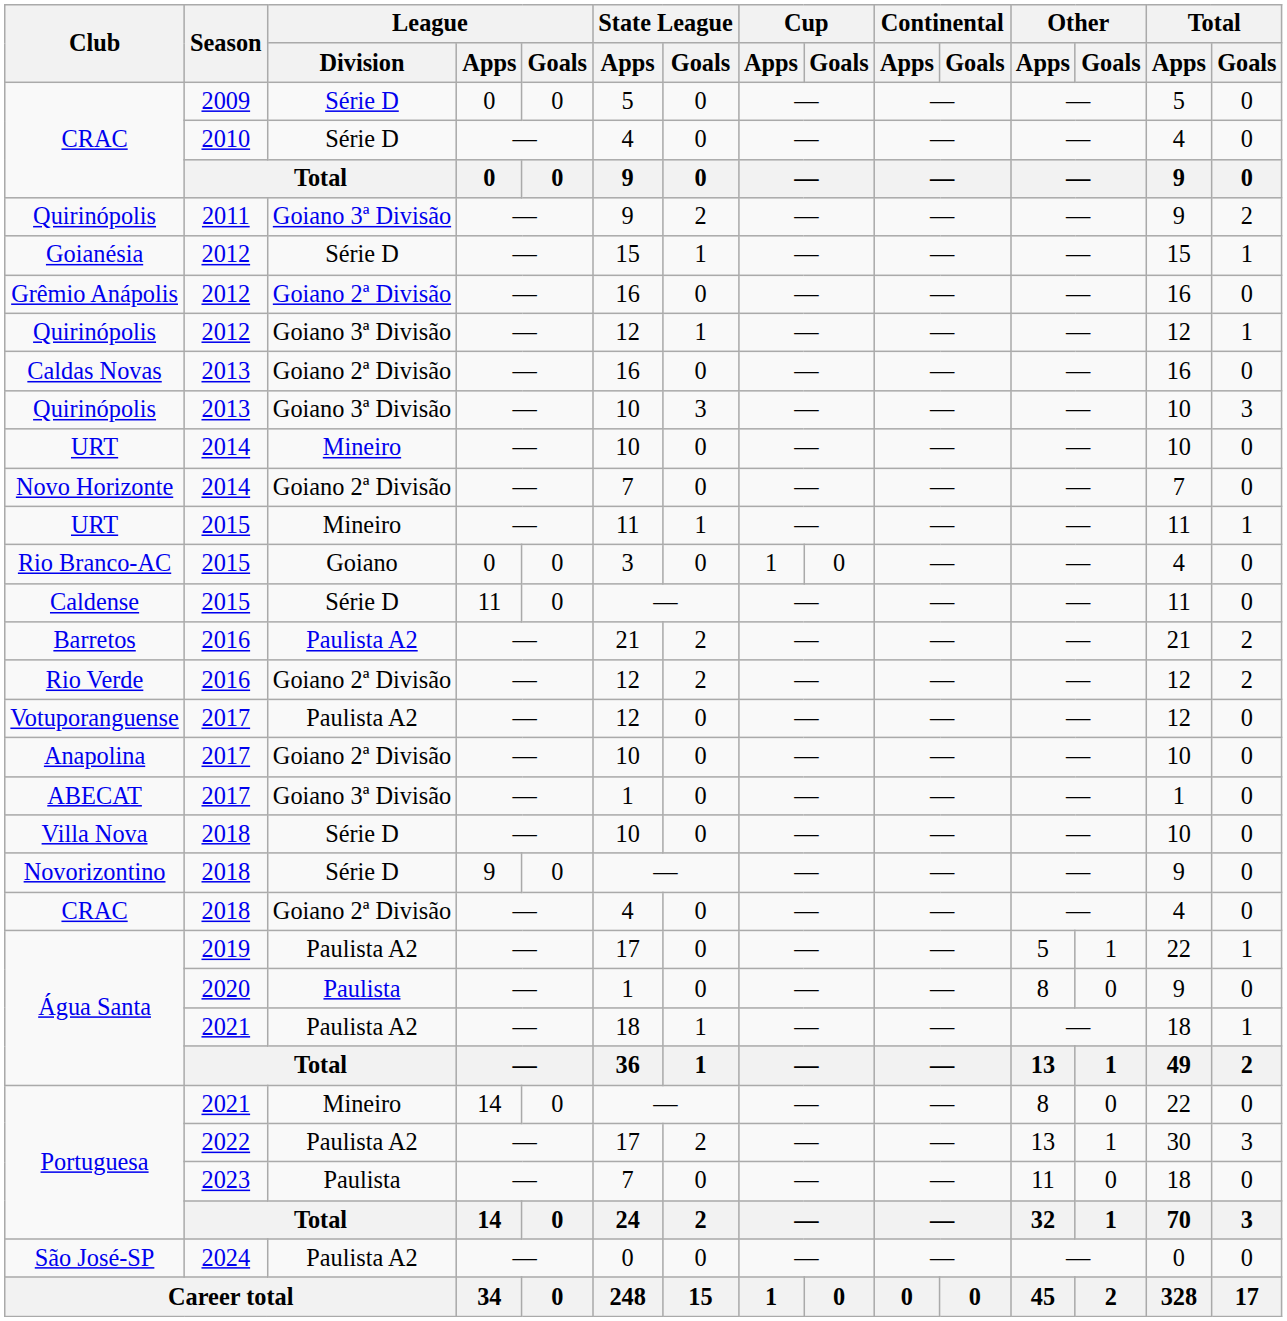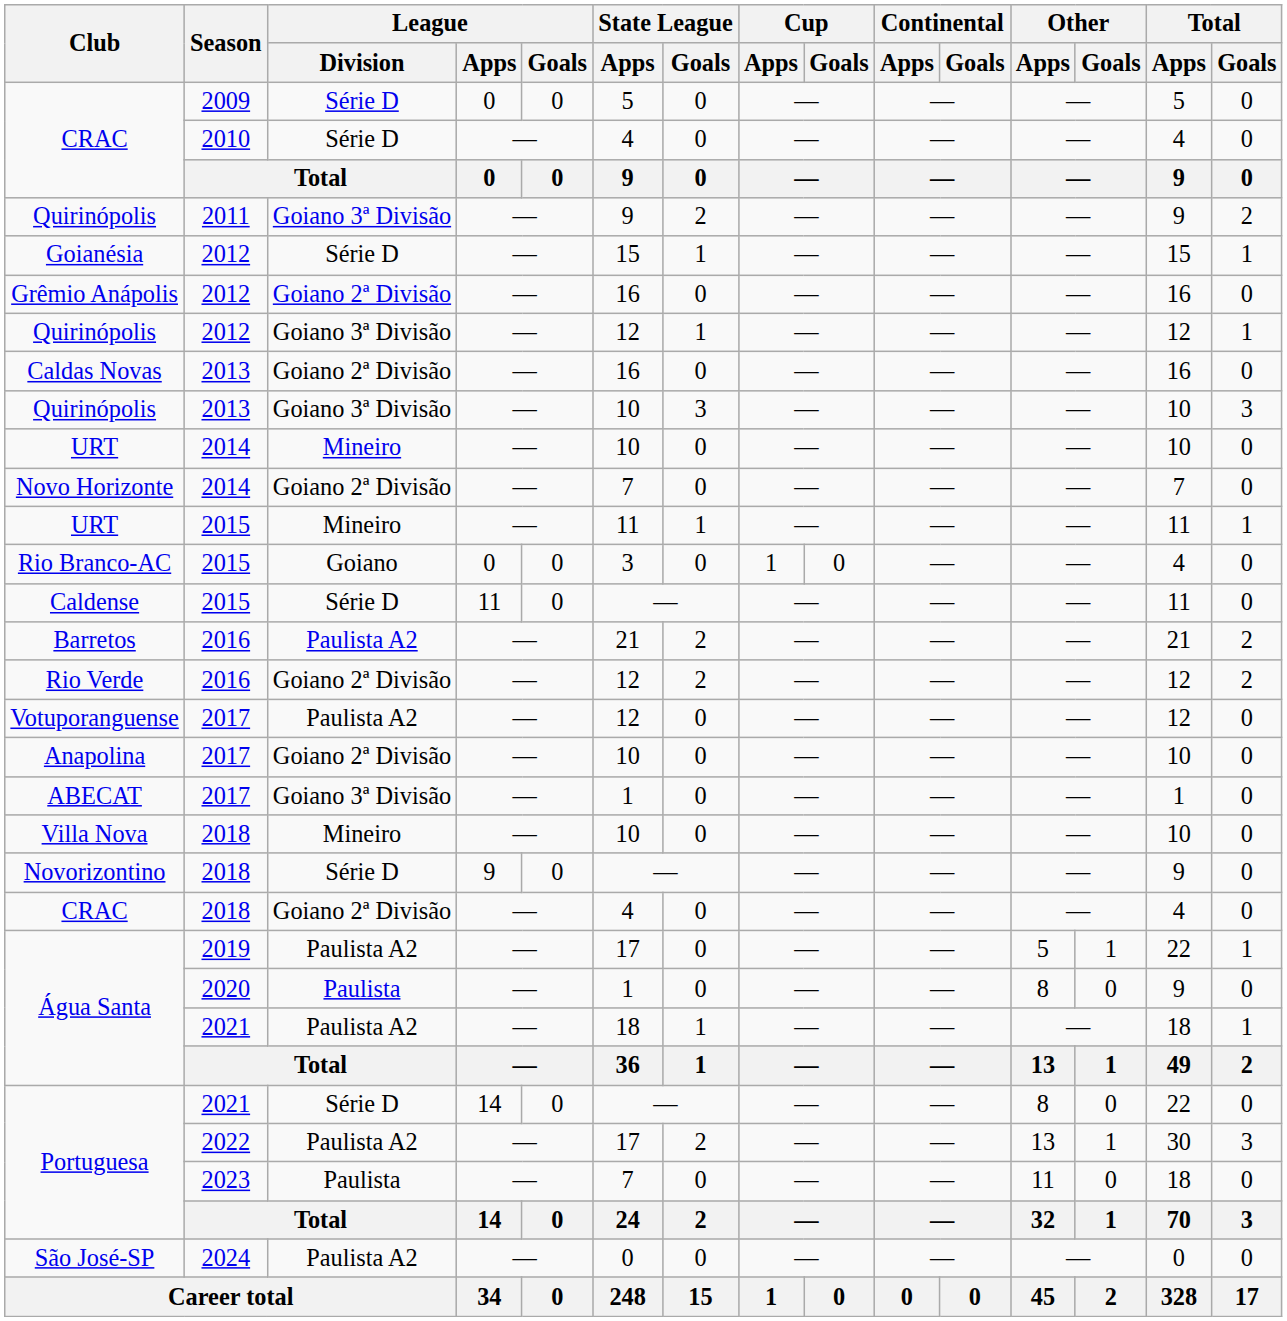(362, 833) Série D -> (362, 833) Mineiro
(362, 1103) Mineiro -> (362, 1103) Série D
